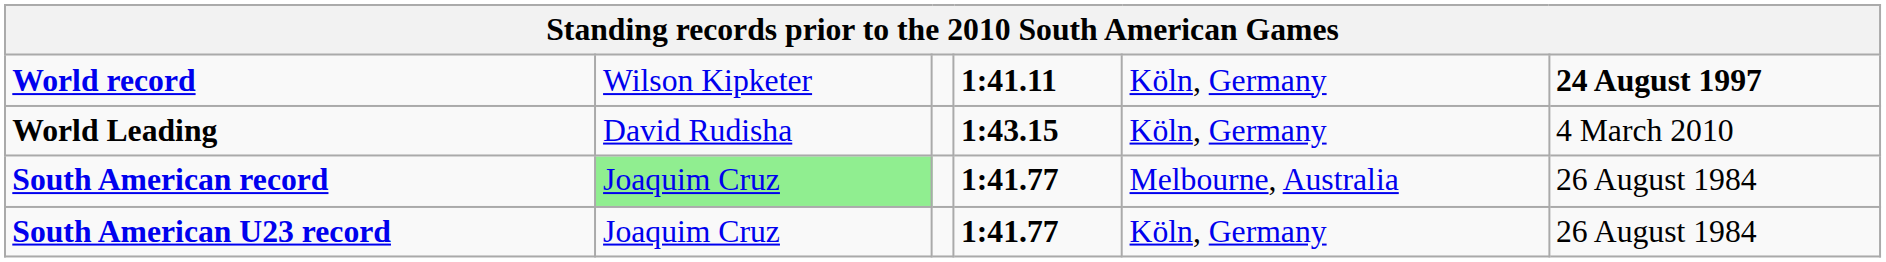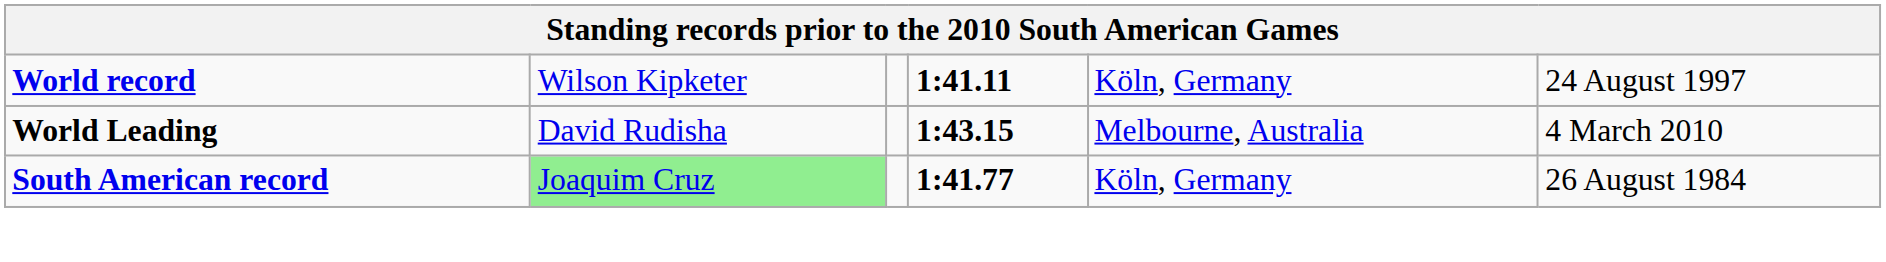(1659, 79) bold -> (1646, 79) normal
(1228, 130) Köln, Germany -> (1229, 130) Melbourne, Australia
(1264, 180) Melbourne, Australia -> (1193, 180) Köln, Germany
- row: (202, 230)
